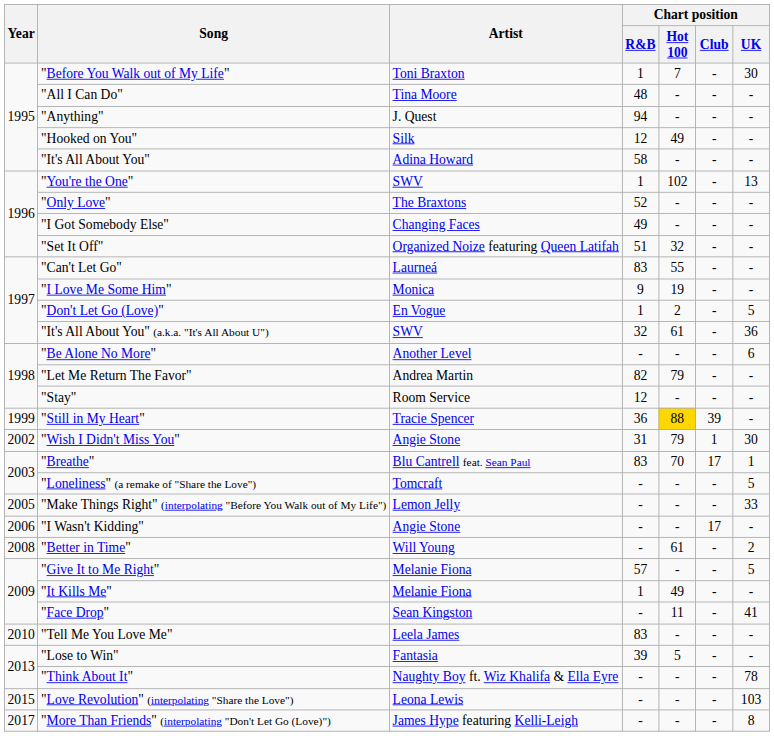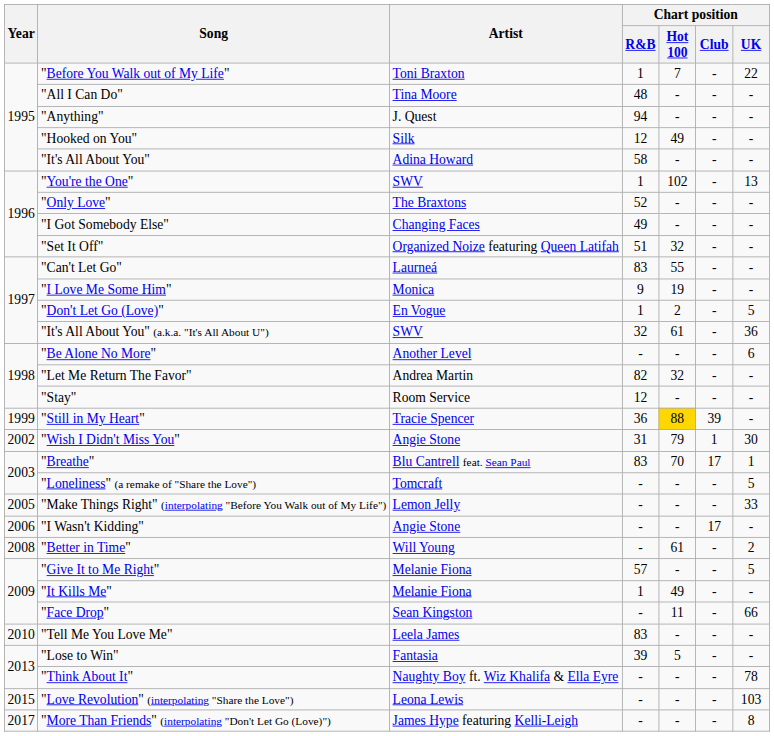(751, 73) 30 -> (751, 73) 22
(677, 375) 79 -> (677, 375) 32
(751, 612) 41 -> (751, 612) 66
